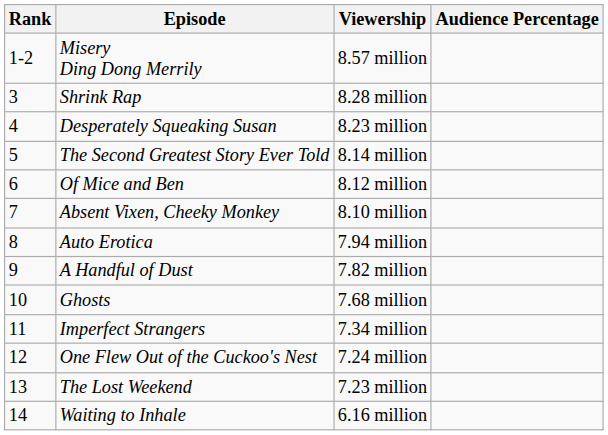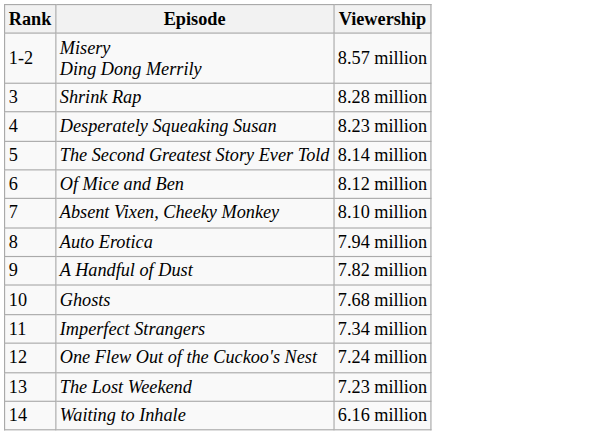- column: (517, 18)
